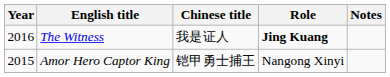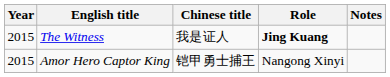(21, 37) 2016 -> (21, 37) 2015
